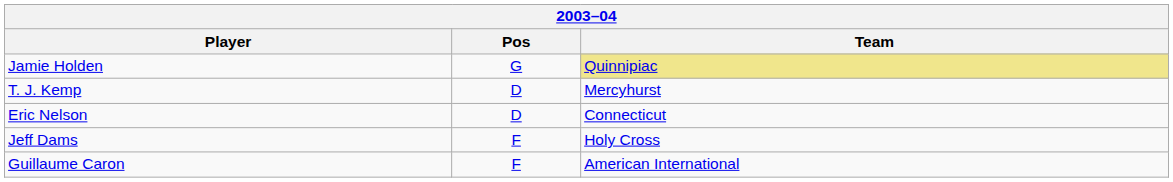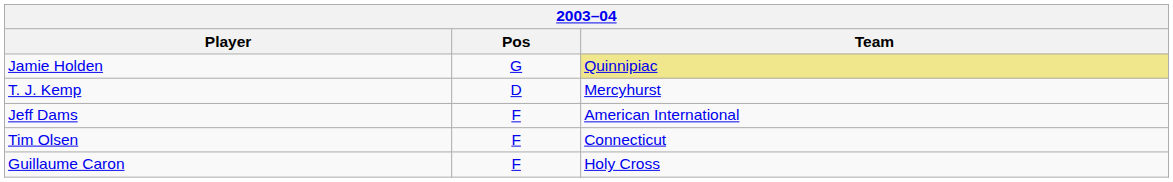- row: (48, 115)
(622, 139) Holy Cross -> (662, 115) American International
+ row: (43, 139)
(662, 164) American International -> (622, 164) Holy Cross
